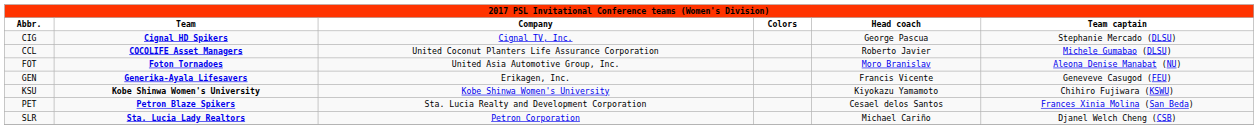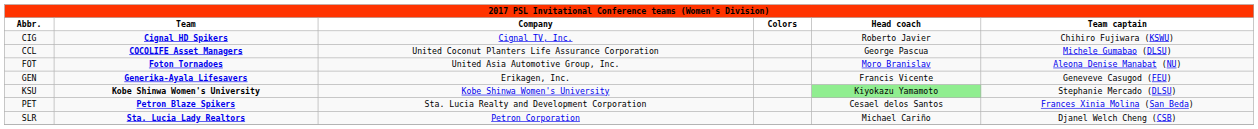(896, 38) George Pascua -> (896, 38) Roberto Javier
(1117, 38) Stephanie Mercado (DLSU) -> (1117, 38) Chihiro Fujiwara (KSWU)
(896, 51) Roberto Javier -> (896, 51) George Pascua
(896, 91) no background -> (896, 91) lightgreen background
(1117, 91) Chihiro Fujiwara (KSWU) -> (1117, 91) Stephanie Mercado (DLSU)
